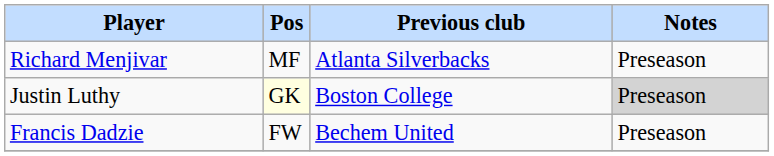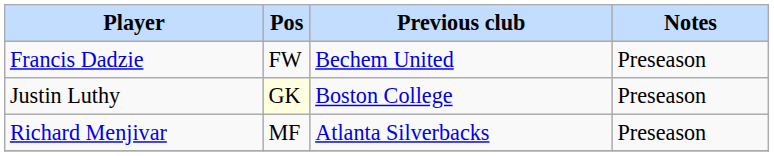rows swapped: (88, 59) <-> (77, 132)
(662, 96) lightgrey background -> (662, 96) no background
